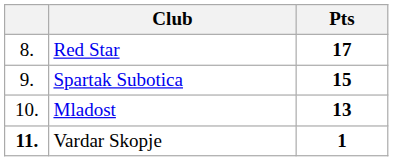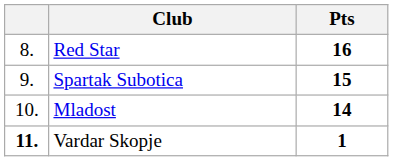(342, 49) 17 -> (342, 49) 16
(342, 110) 13 -> (342, 110) 14
